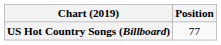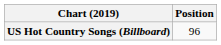(194, 31) 77 -> (194, 31) 96
